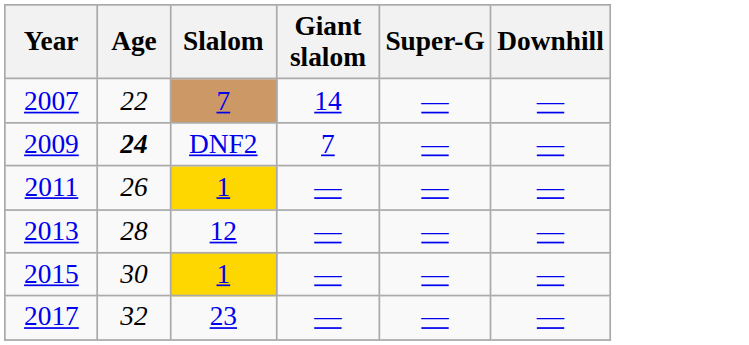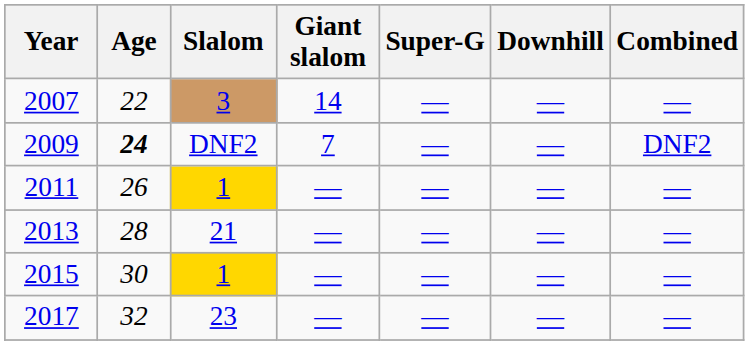+ column: (677, 41)
(223, 100) 7 -> (223, 100) 3
(223, 230) 12 -> (223, 230) 21
